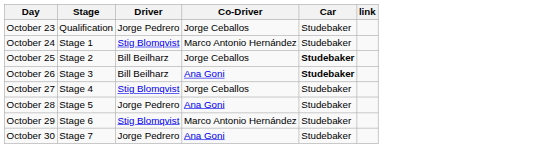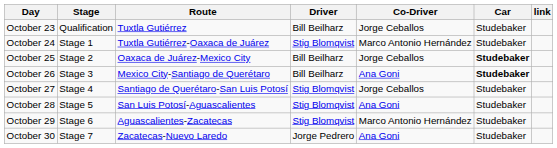+ column: (203, 12)
(148, 27) Jorge Pedrero -> (318, 27) Bill Beilharz
(148, 105) Jorge Pedrero -> (323, 105) Stig Blomqvist
